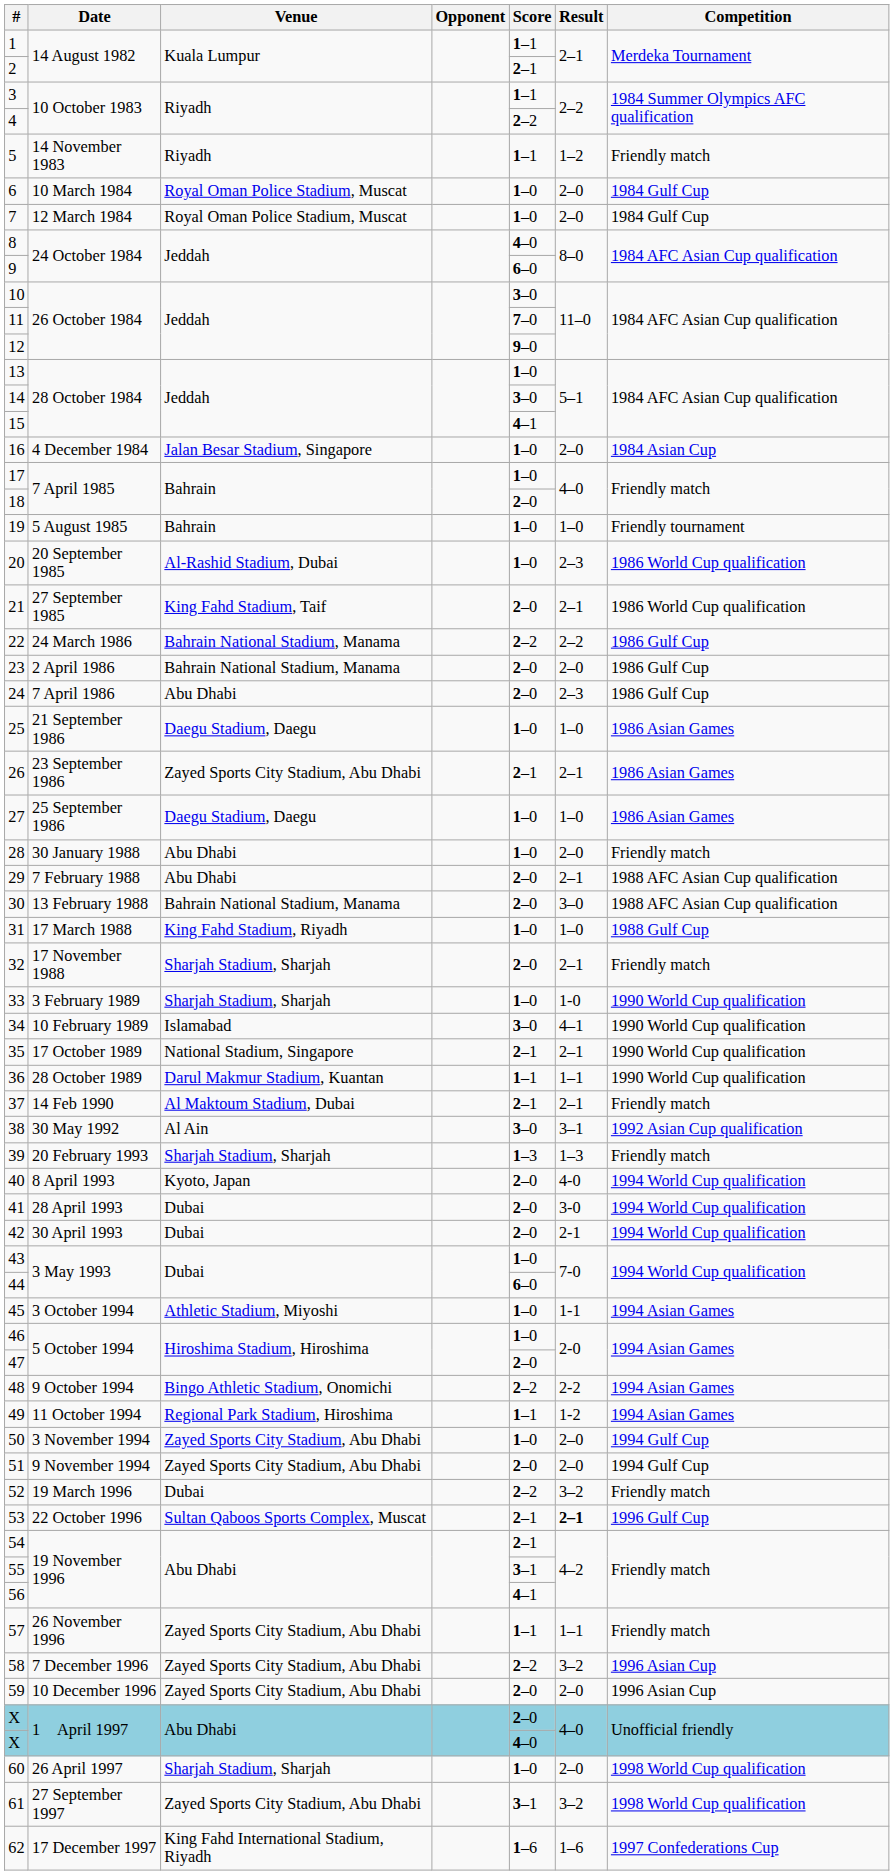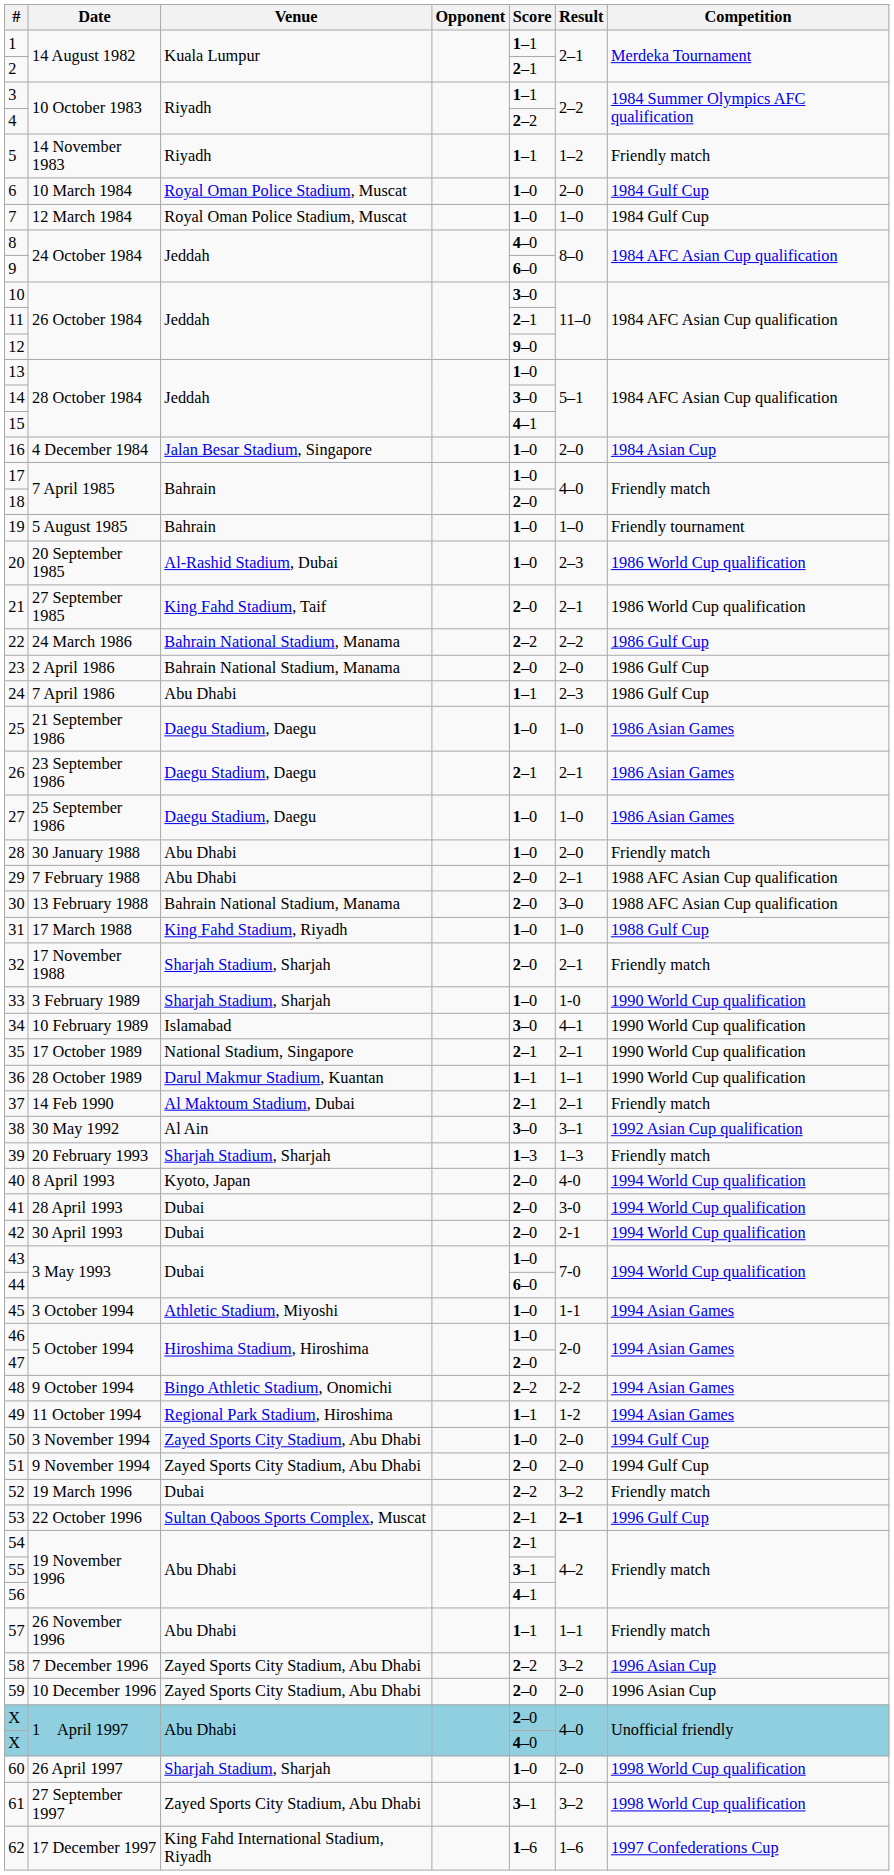(571, 216) 2–0 -> (571, 216) 1–0
(525, 320) 7–0 -> (525, 320) 2–1
(525, 693) 2–0 -> (525, 693) 1–1
(293, 773) Zayed Sports City Stadium, Abu Dhabi -> (240, 773) Daegu Stadium, Daegu
(293, 1630) Zayed Sports City Stadium, Abu Dhabi -> (200, 1630) Abu Dhabi
